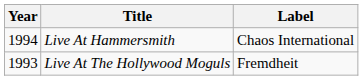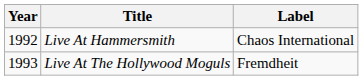(23, 39) 1994 -> (23, 39) 1992
